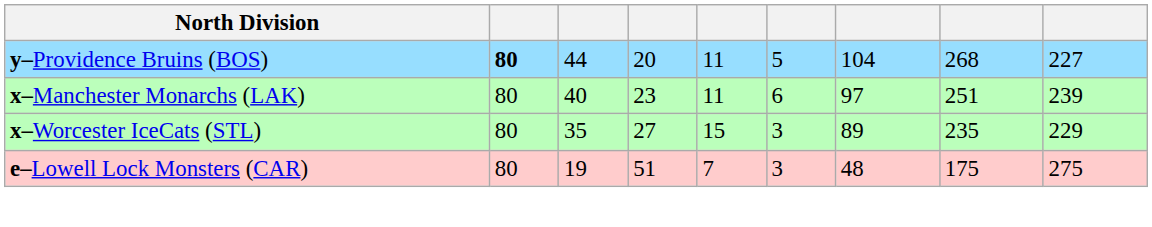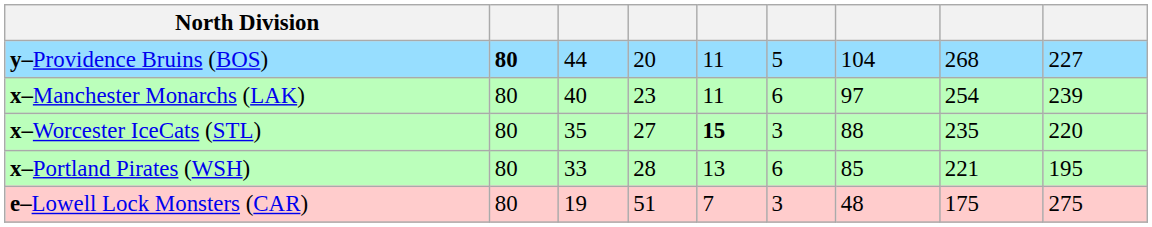(962, 95) 251 -> (962, 95) 254
(714, 131) normal -> (714, 131) bold
(852, 131) 89 -> (852, 131) 88
(1066, 131) 229 -> (1066, 131) 220
+ row: (130, 167)
